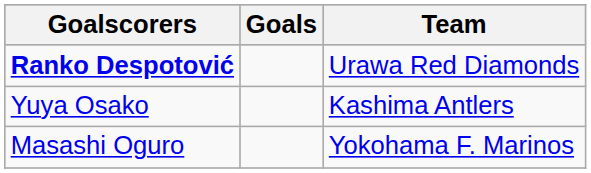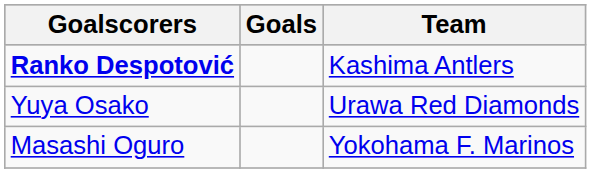(454, 65) Urawa Red Diamonds -> (421, 65) Kashima Antlers
(421, 106) Kashima Antlers -> (454, 106) Urawa Red Diamonds
